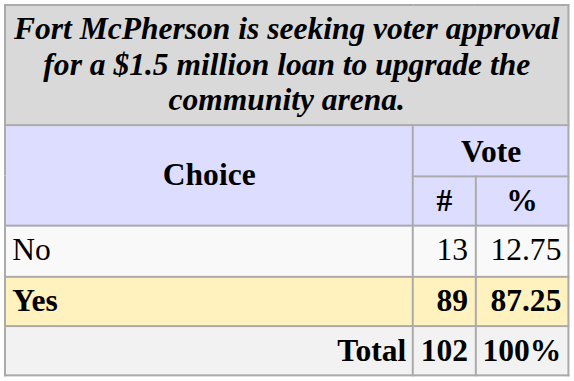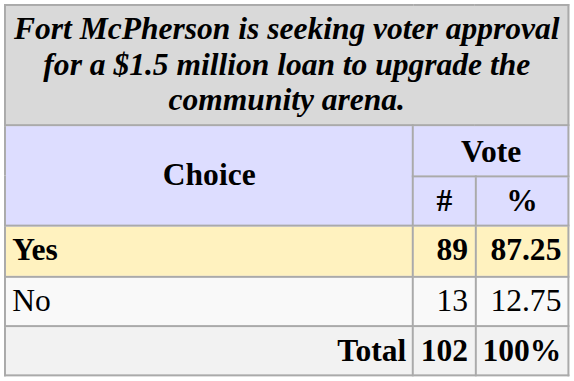rows swapped: (35, 300) <-> (32, 250)
